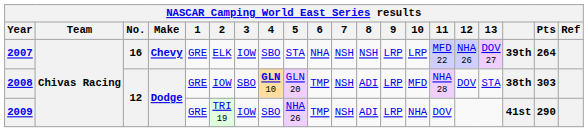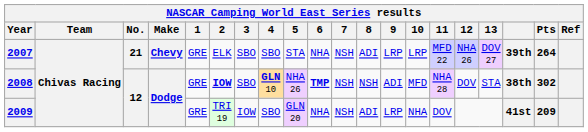(136, 54) 16 -> (136, 54) 21
(246, 54) IOW -> (246, 54) SBO
(369, 54) NSH -> (369, 54) ADI
(222, 83) normal -> (222, 83) bold
(295, 82) GLN 20 -> (295, 82) NHA 26
(320, 83) normal -> (320, 83) bold
(369, 83) ADI -> (369, 83) NSH
(393, 83) LRP -> (393, 83) ADI
(546, 83) 303 -> (546, 83) 302
(295, 112) NHA 26 -> (295, 112) GLN 20
(320, 112) TMP -> (320, 112) NHA
(546, 112) 290 -> (546, 112) 209
